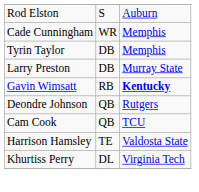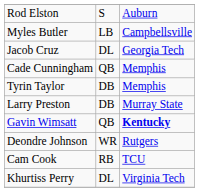+ row: (37, 31)
+ row: (33, 50)
(108, 31) WR -> (106, 68) QB
(106, 86) RB -> (106, 123) QB
(106, 104) QB -> (108, 141) WR
(106, 123) QB -> (106, 159) RB
- row: (49, 141)
